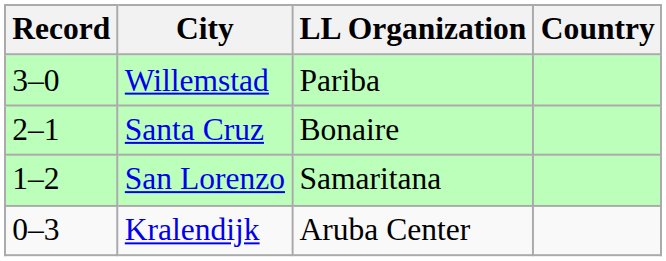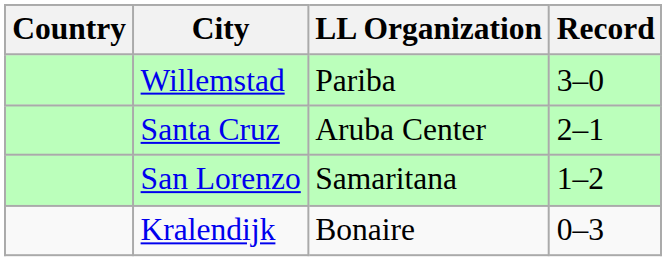columns swapped: (598, 29) <-> (61, 29)
(349, 129) Bonaire -> (401, 129) Aruba Center
(385, 229) Aruba Center -> (365, 229) Bonaire
